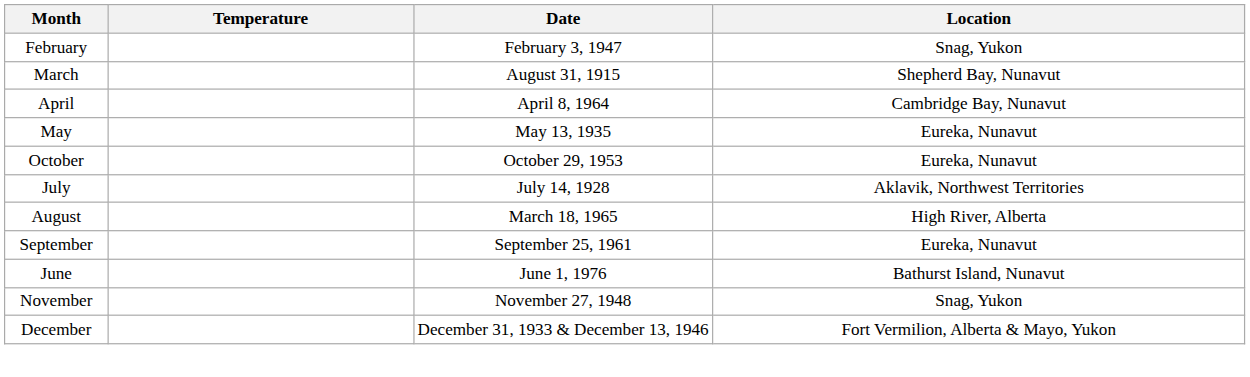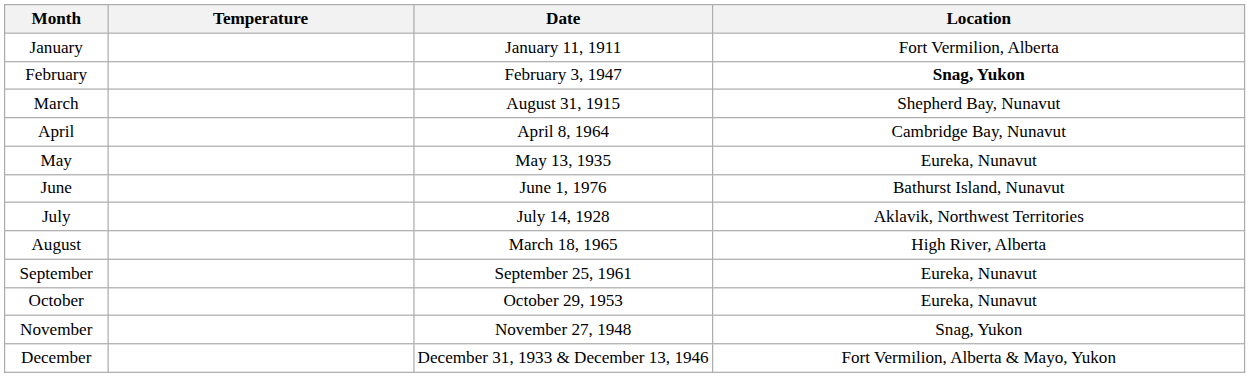+ row: (56, 47)
(979, 47) normal -> (979, 75) bold
rows swapped: (56, 273) <-> (56, 160)
